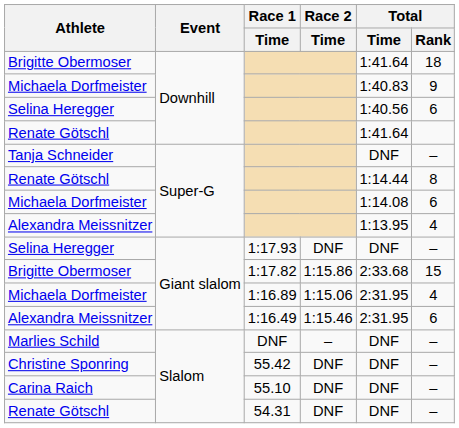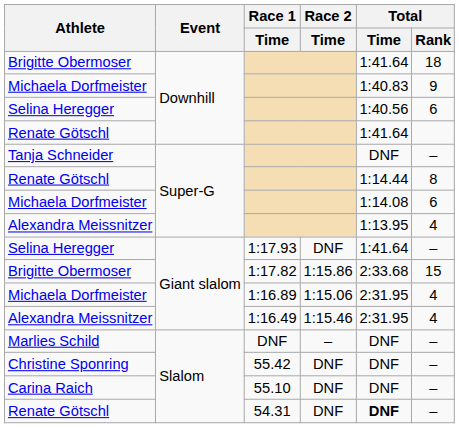(384, 249) DNF -> (384, 249) 1:41.64
(433, 318) 6 -> (433, 318) 4
(384, 411) normal -> (384, 411) bold
